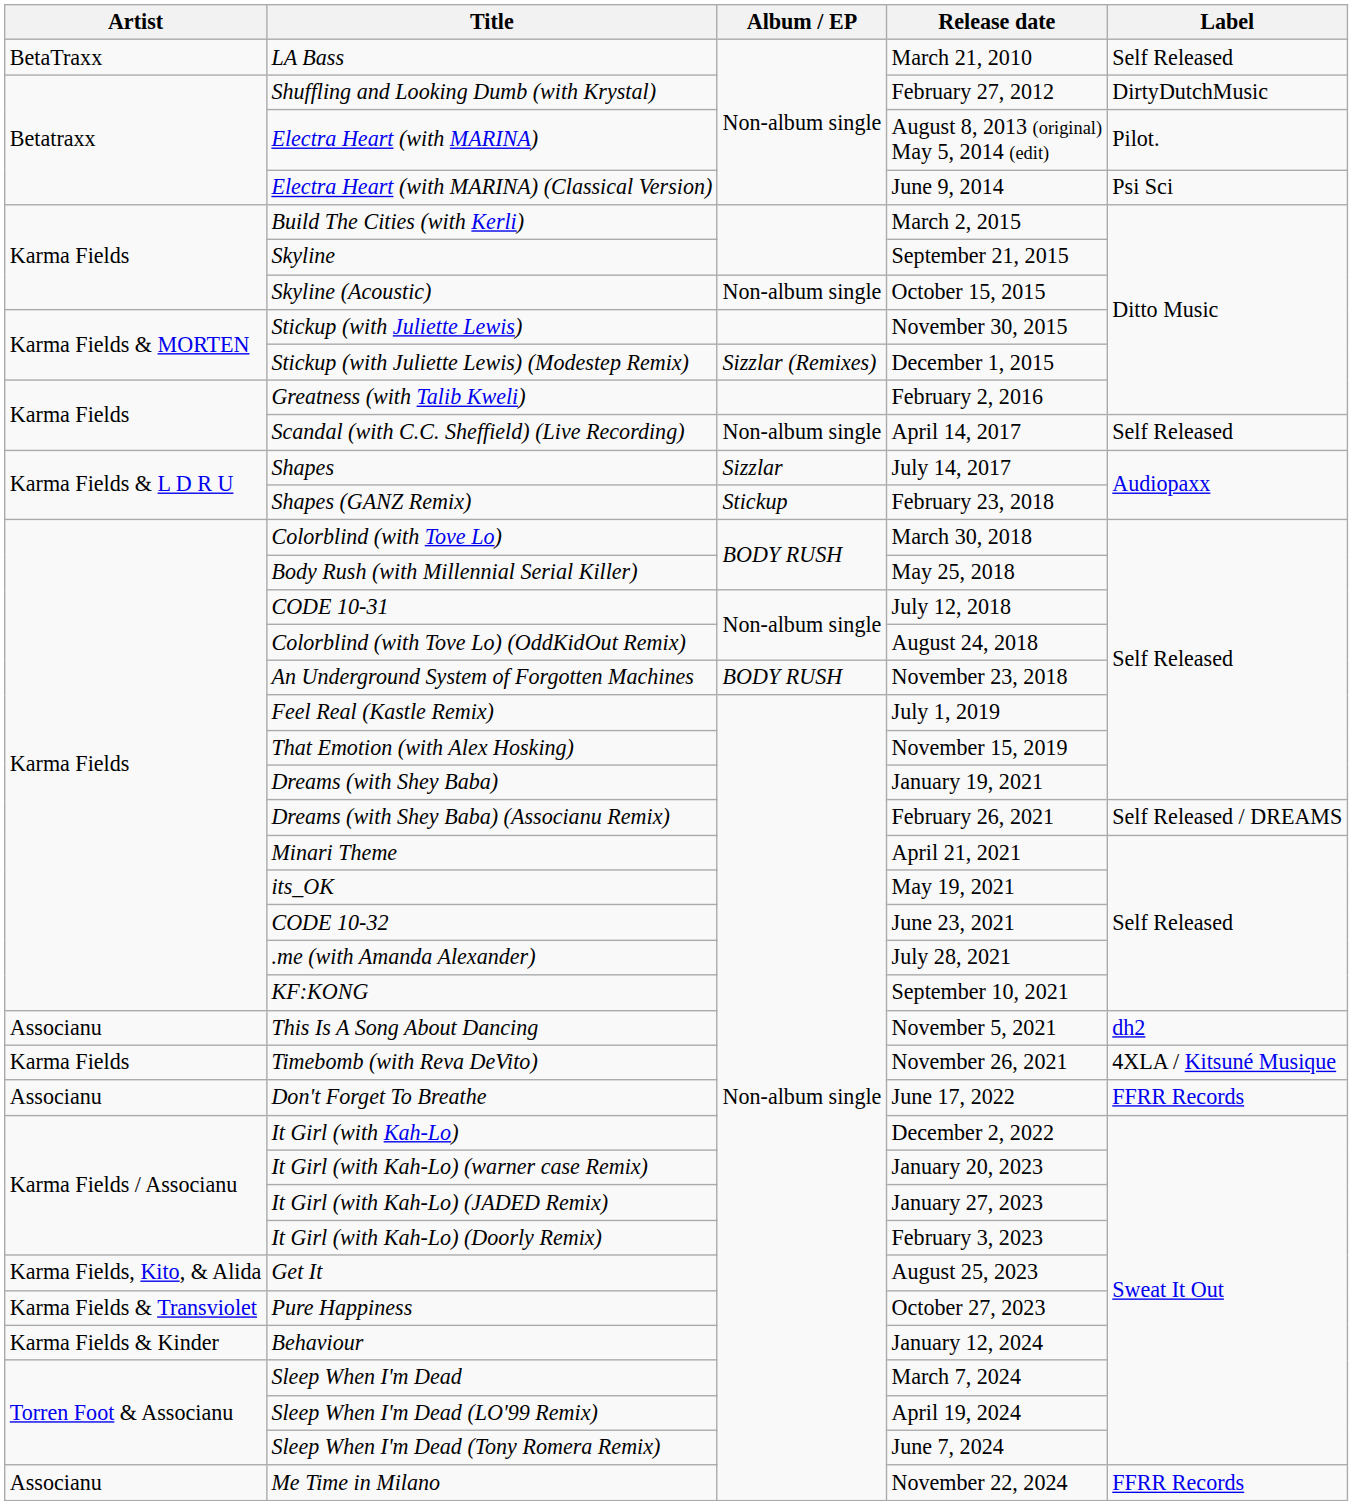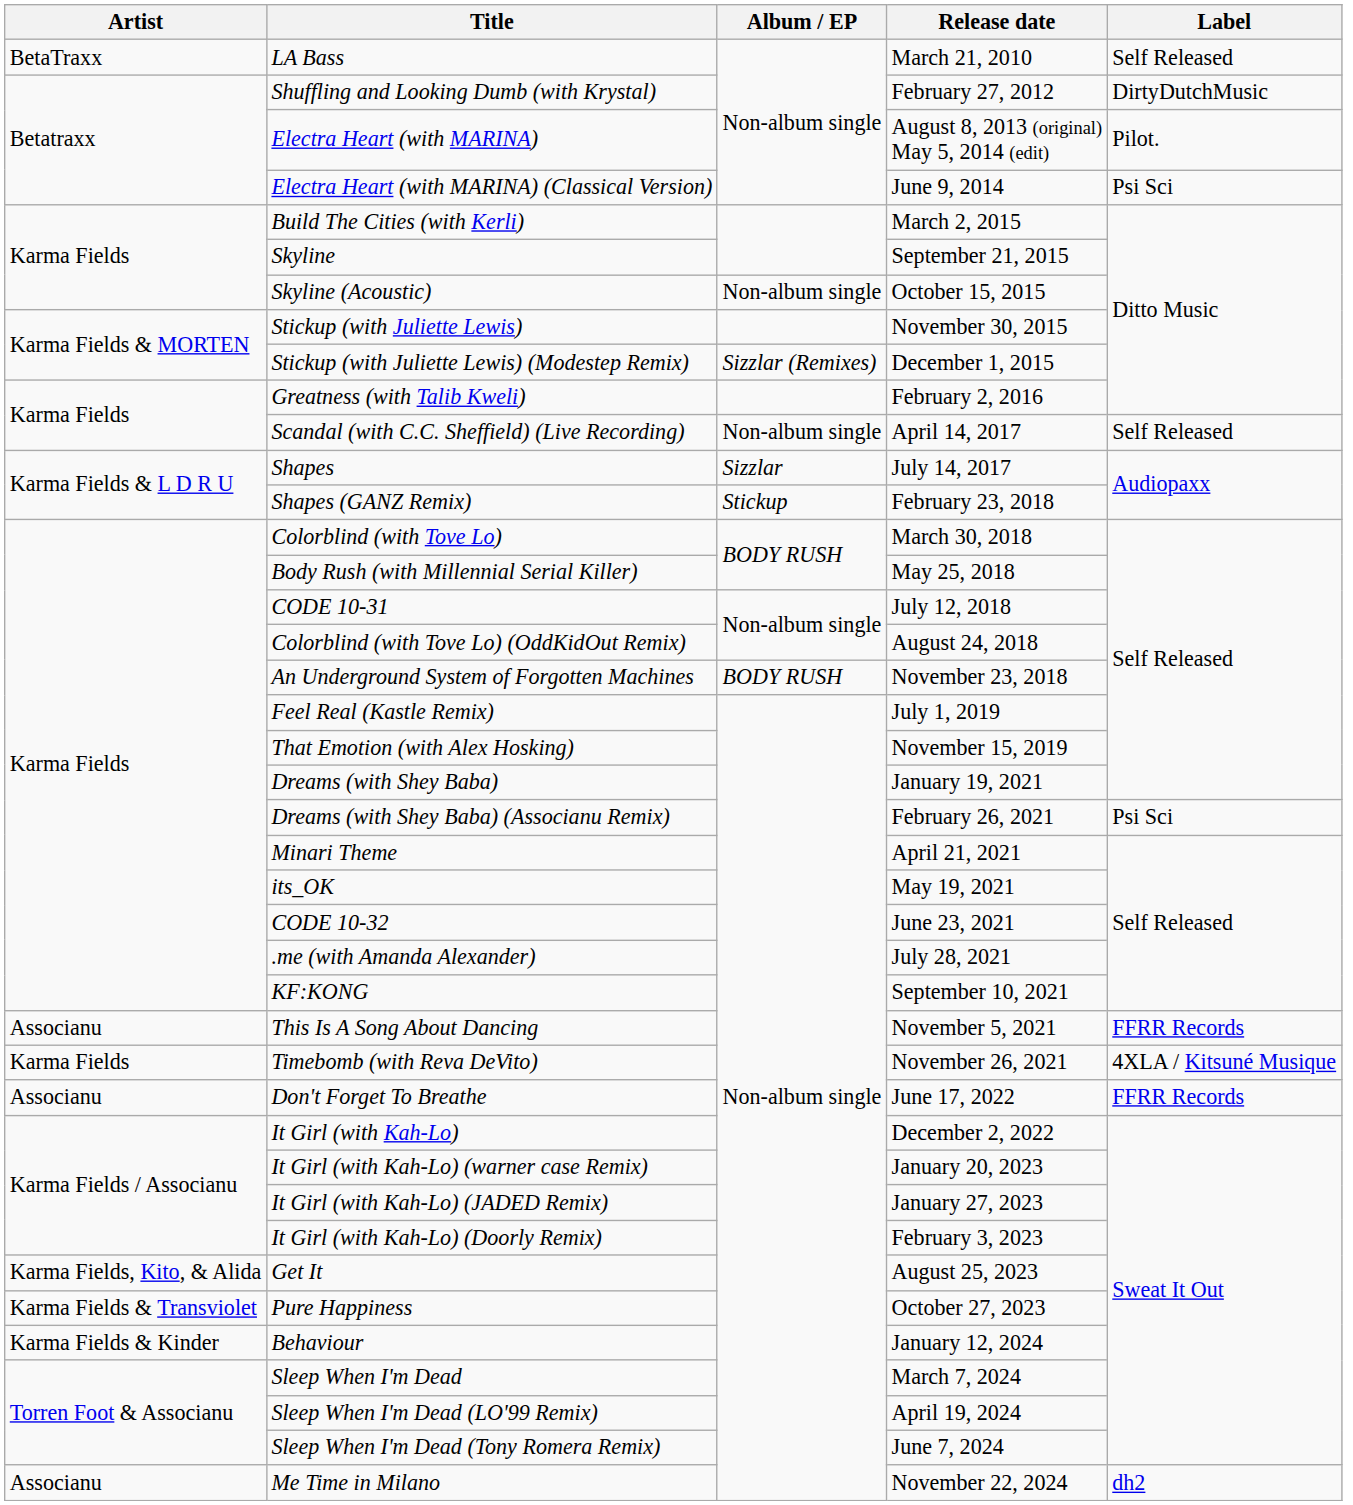(1227, 817) Self Released / DREAMS -> (1143, 817) Psi Sci
(1129, 1027) dh2 -> (1178, 1027) FFRR Records
(1178, 1482) FFRR Records -> (1129, 1482) dh2
